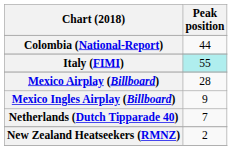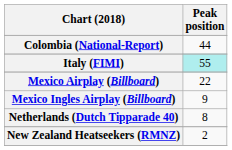(205, 81) 28 -> (205, 81) 22
(205, 117) 7 -> (205, 117) 8
